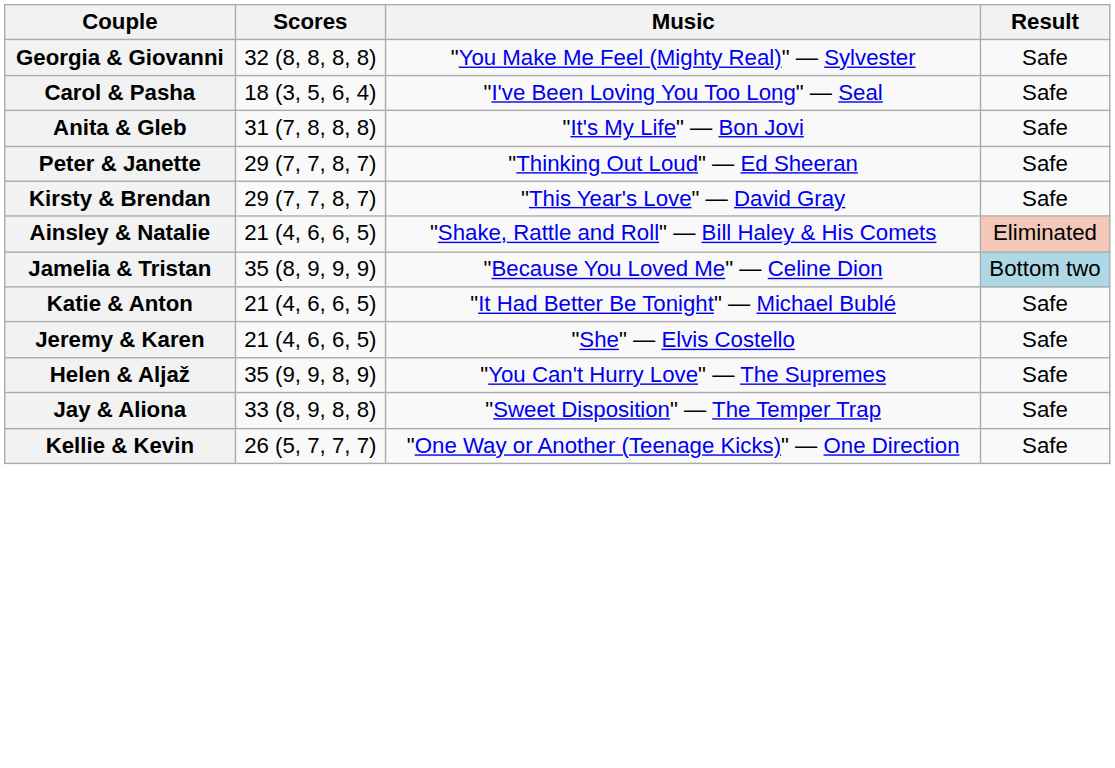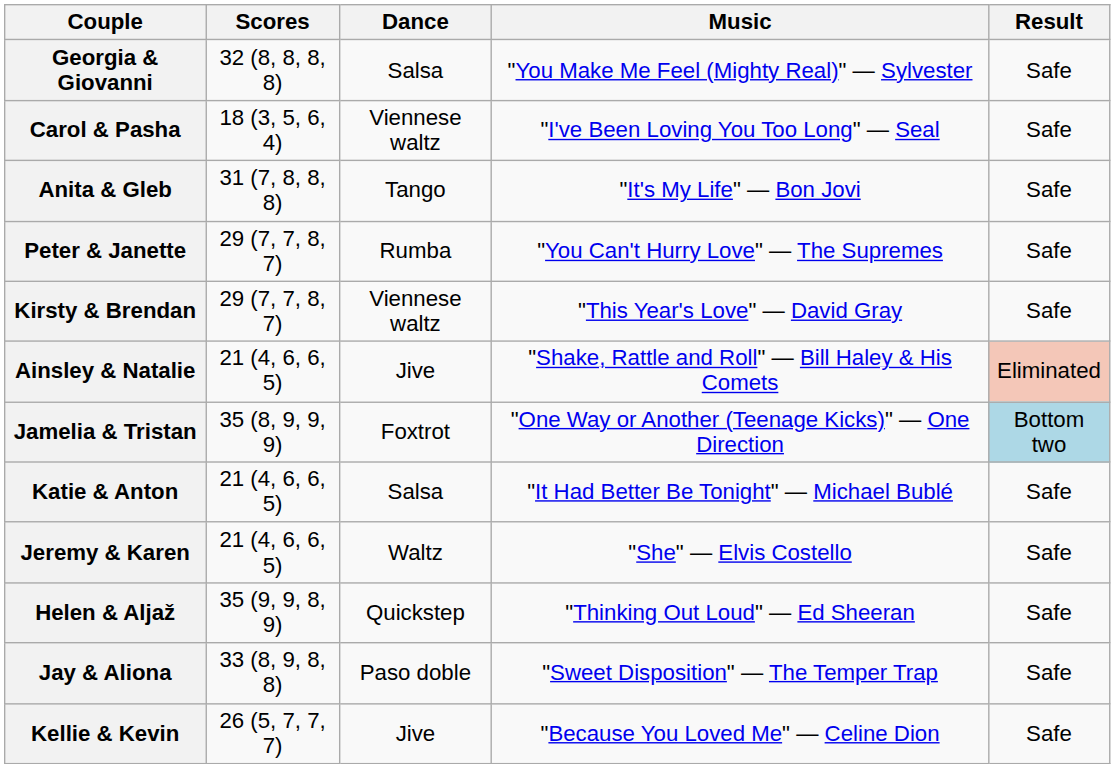+ column: (415, 22)
(683, 163) "Thinking Out Loud" — Ed Sheeran -> (740, 250) "You Can't Hurry Love" — The Supremes
(683, 269) "Because You Loved Me" — Celine Dion -> (740, 431) "One Way or Another (Teenage Kicks)" — One Direction
(683, 374) "You Can't Hurry Love" — The Supremes -> (740, 612) "Thinking Out Loud" — Ed Sheeran
(683, 445) "One Way or Another (Teenage Kicks)" — One Direction -> (740, 733) "Because You Loved Me" — Celine Dion
